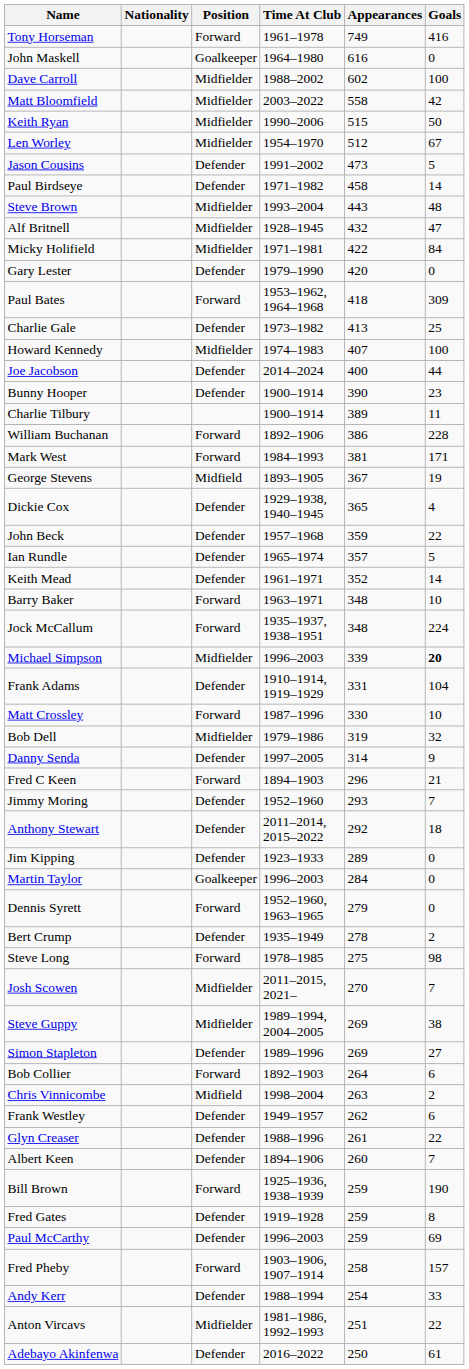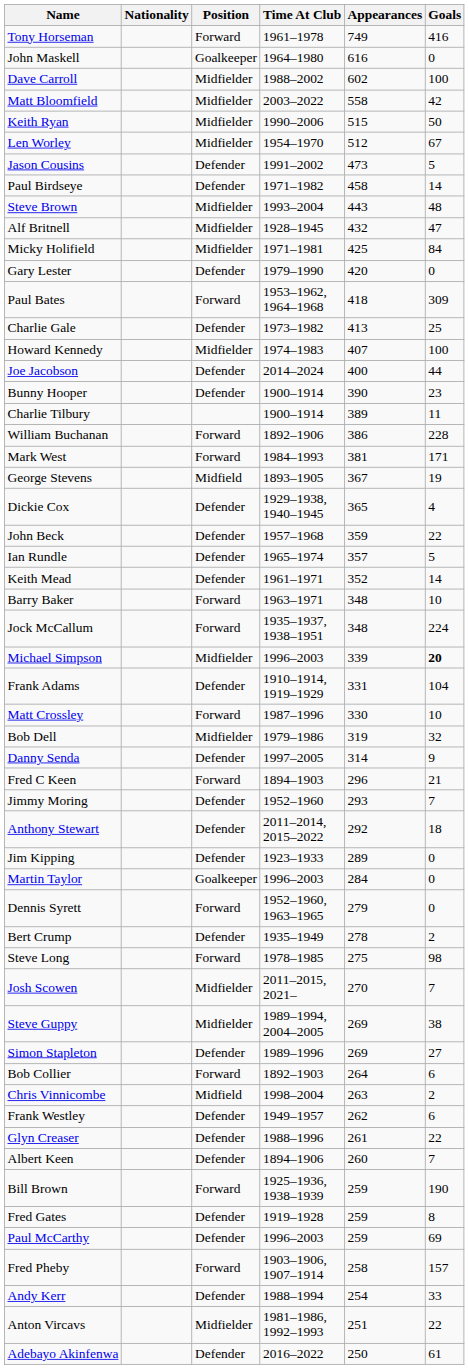(358, 249) 422 -> (358, 249) 425
